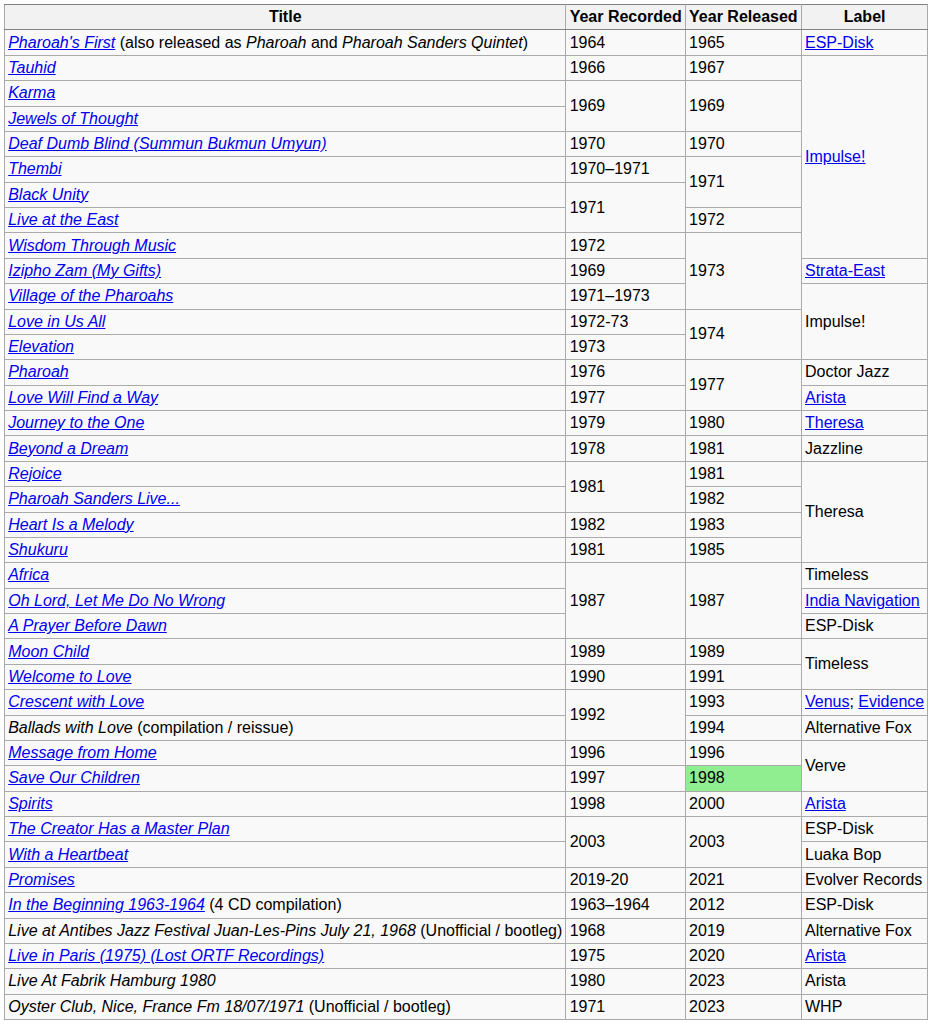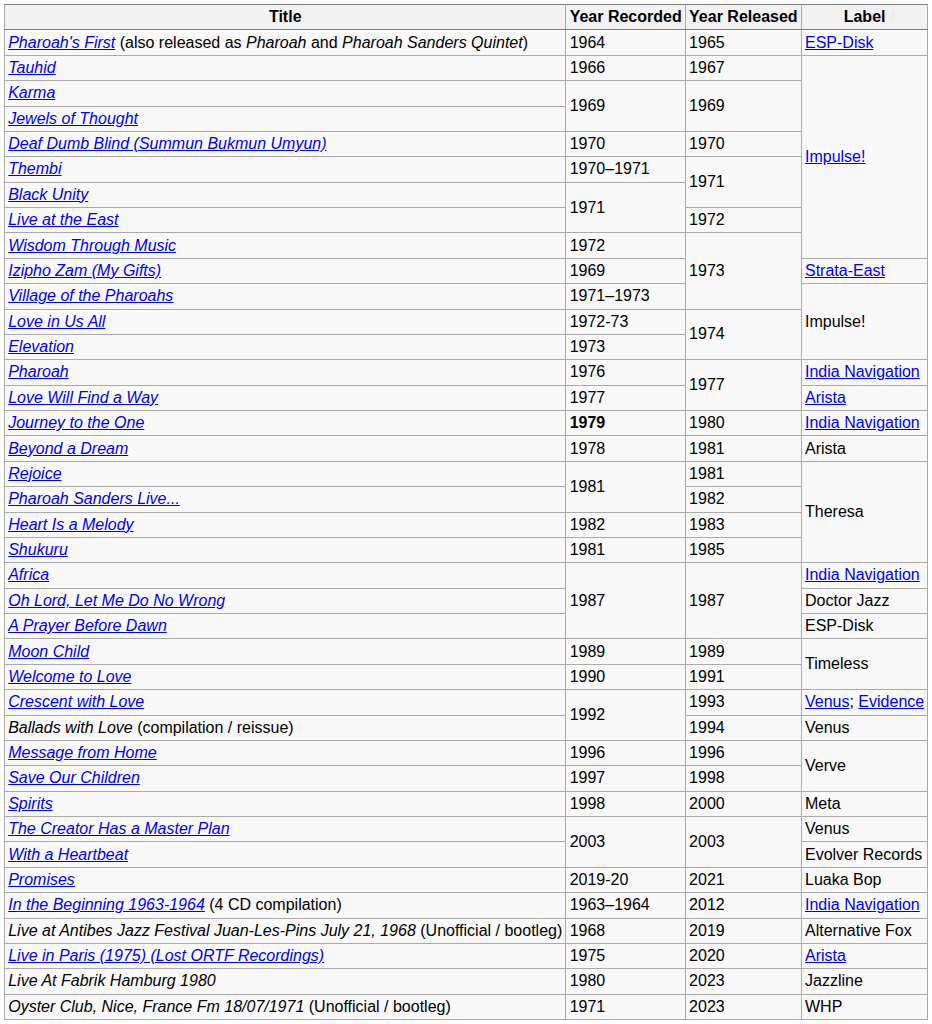(847, 372) Doctor Jazz -> (862, 372) India Navigation
(587, 423) normal -> (587, 423) bold
(834, 423) Theresa -> (862, 423) India Navigation
(834, 448) Jazzline -> (825, 448) Arista
(837, 575) Timeless -> (862, 575) India Navigation
(862, 600) India Navigation -> (847, 600) Doctor Jazz
(858, 727) Alternative Fox -> (827, 727) Venus
(707, 778) lightgreen background -> (707, 778) no background
(825, 803) Arista -> (823, 803) Meta
(839, 829) ESP-Disk -> (827, 829) Venus
(843, 854) Luaka Bop -> (864, 854) Evolver Records
(864, 879) Evolver Records -> (843, 879) Luaka Bop
(839, 905) ESP-Disk -> (862, 905) India Navigation
(825, 981) Arista -> (834, 981) Jazzline
